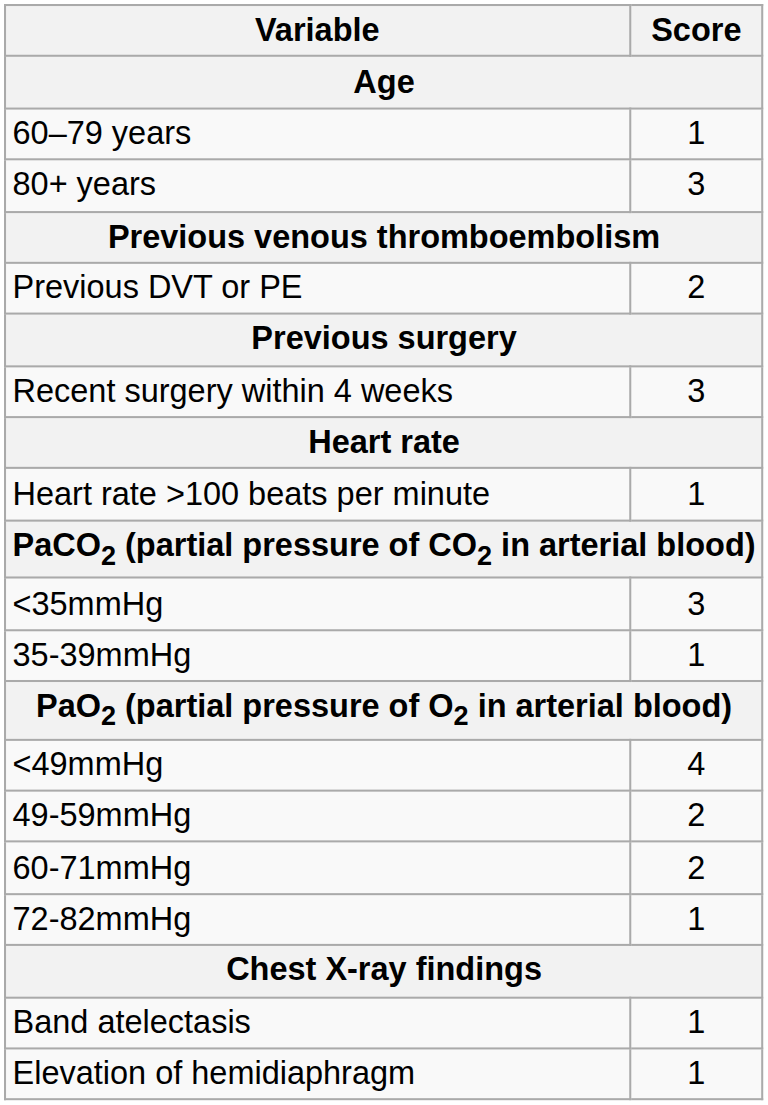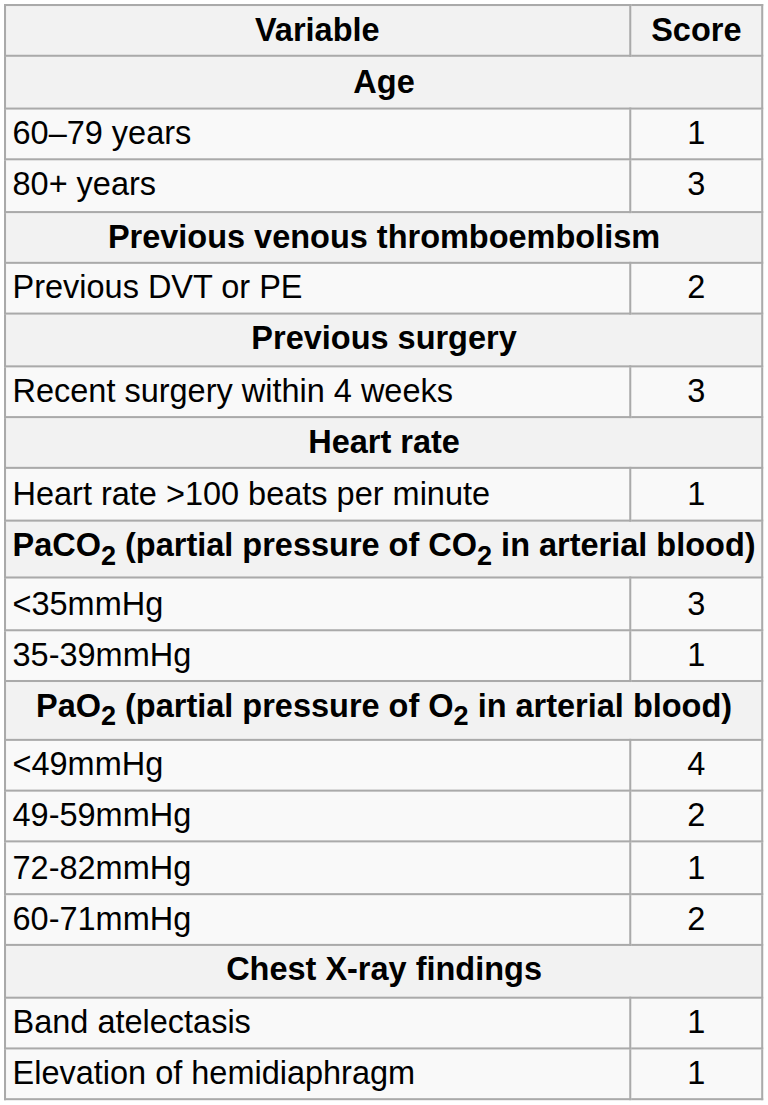rows swapped: (102, 867) <-> (102, 918)
